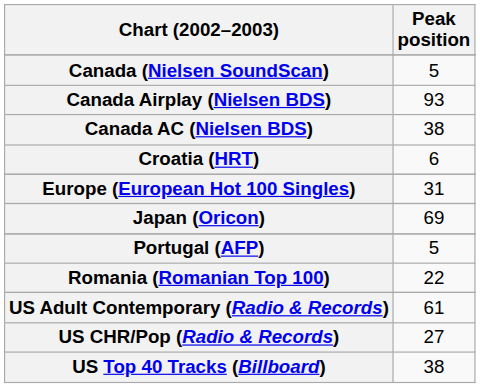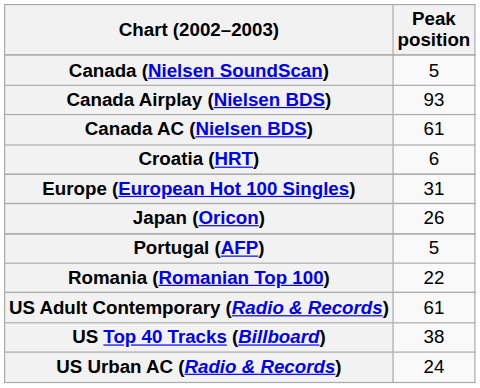(434, 129) 38 -> (434, 129) 61
(434, 218) 69 -> (434, 218) 26
- row: (199, 337)
+ row: (199, 366)
